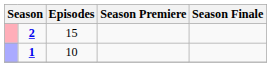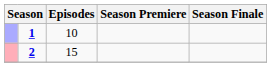rows swapped: (32, 52) <-> (32, 33)
